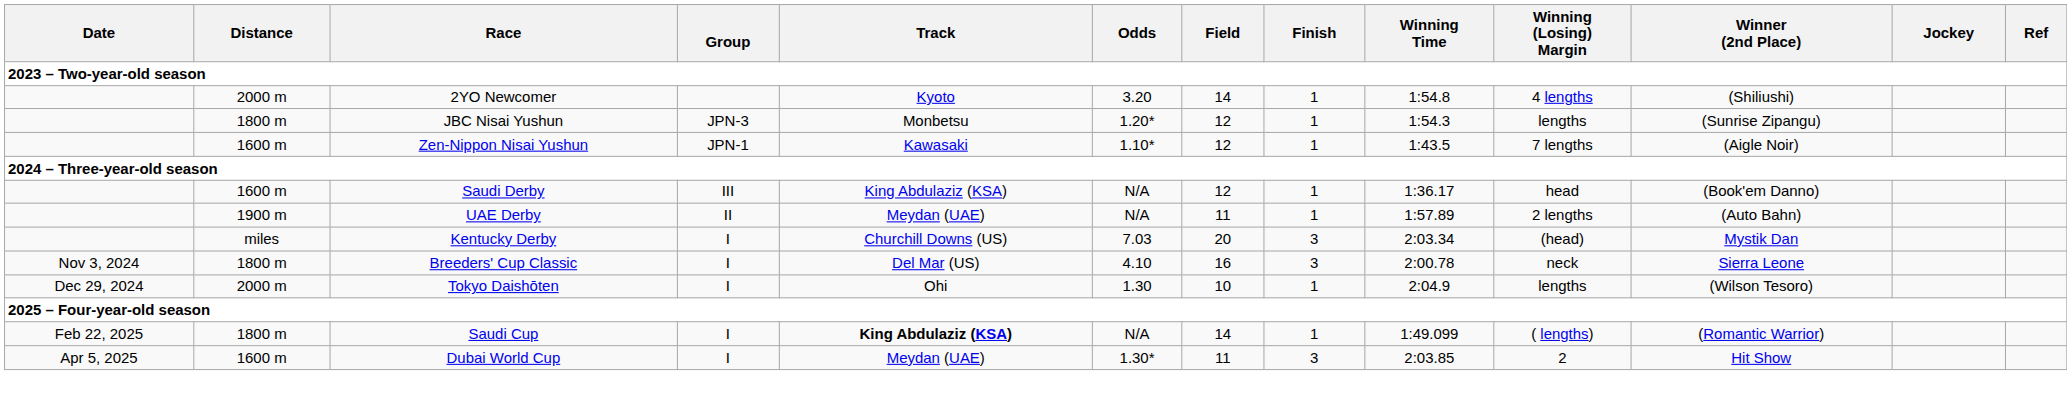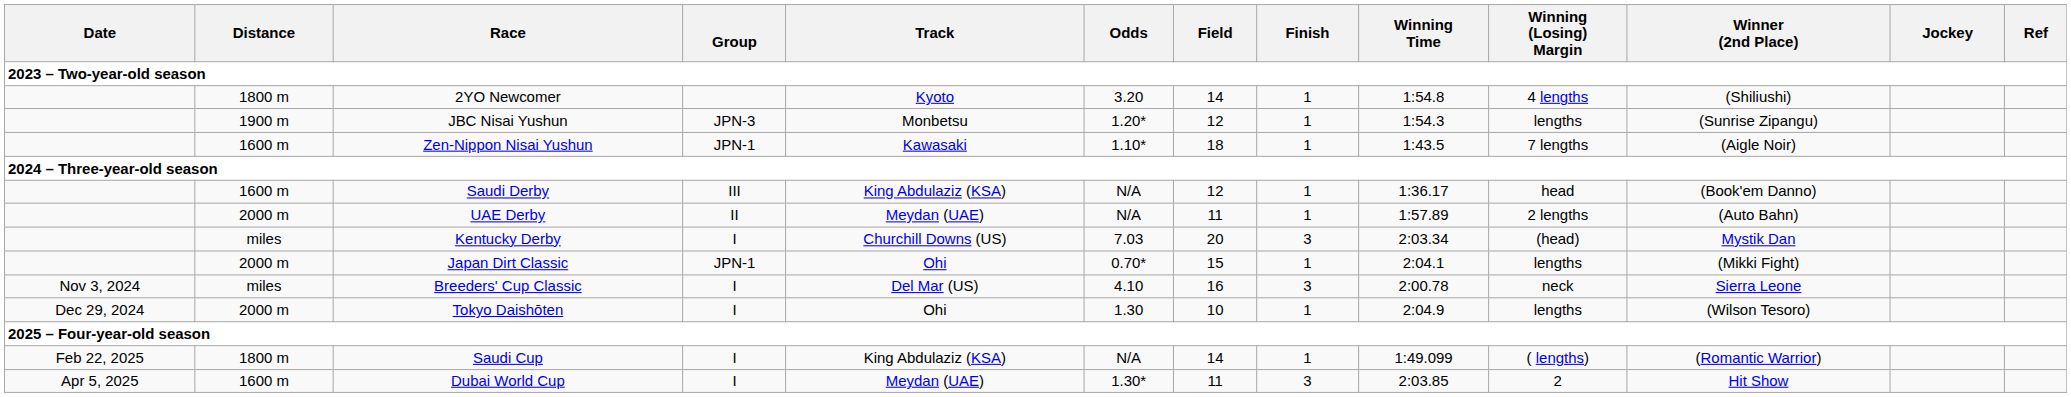(262, 97) 2000 m -> (264, 97) 1800 m
(262, 121) 1800 m -> (264, 121) 1900 m
(1223, 145) 12 -> (1215, 145) 18
(262, 216) 1900 m -> (264, 216) 2000 m
+ row: (508, 263)
(262, 263) 1800 m -> (264, 287) miles
(936, 334) bold -> (935, 358) normal
